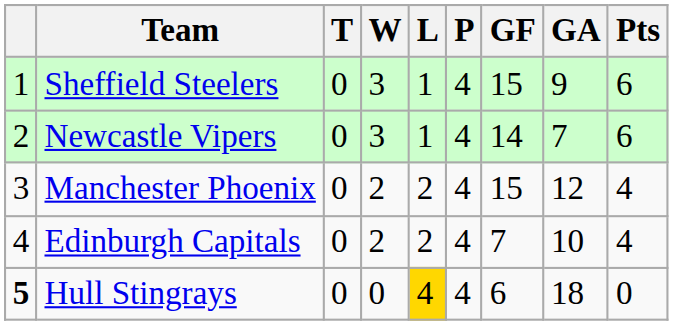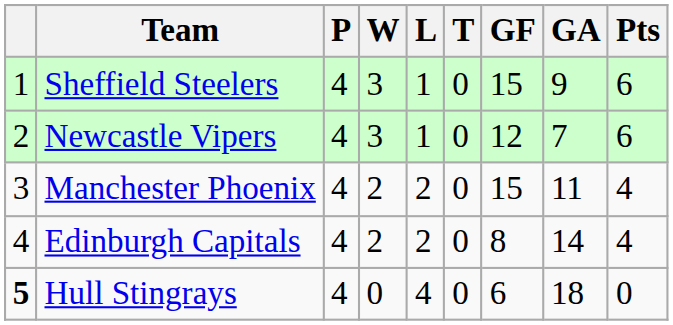columns swapped: (464, 30) <-> (342, 30)
(506, 135) 14 -> (506, 135) 12
(568, 188) 12 -> (567, 188) 11
(498, 240) 7 -> (498, 240) 8
(568, 240) 10 -> (568, 240) 14
(425, 293) gold background -> (423, 293) no background
